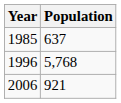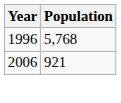- row: (23, 39)
